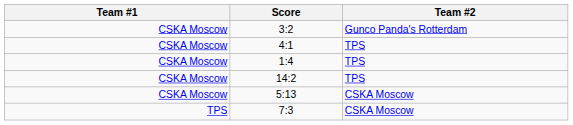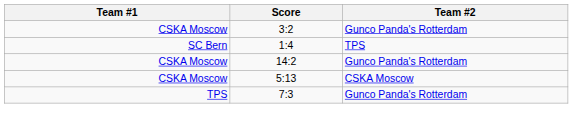- row: (286, 45)
(193, 62) CSKA Moscow -> (208, 45) SC Bern
(355, 78) TPS -> (406, 62) Gunco Panda's Rotterdam
(379, 111) CSKA Moscow -> (406, 95) Gunco Panda's Rotterdam
